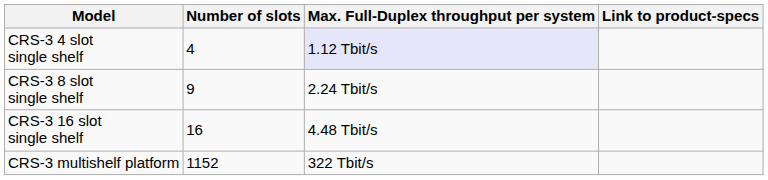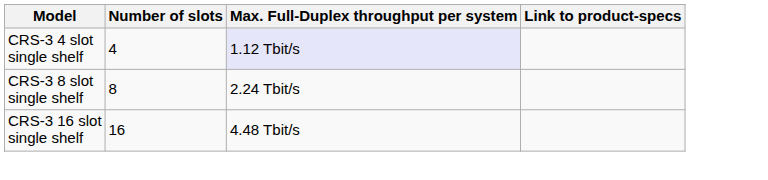(190, 89) 9 -> (113, 89) 8
- row: (94, 162)
